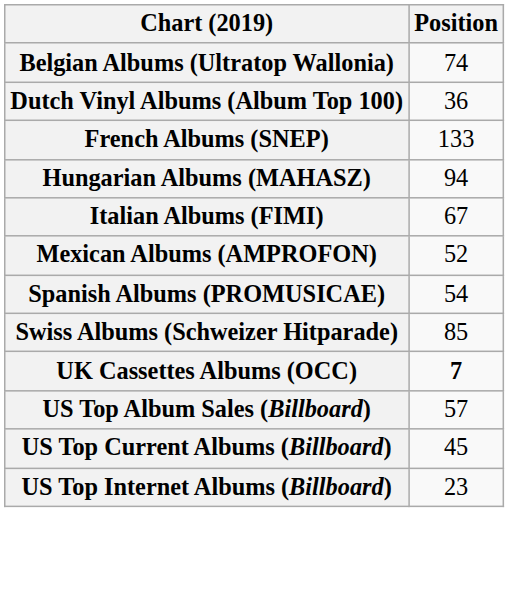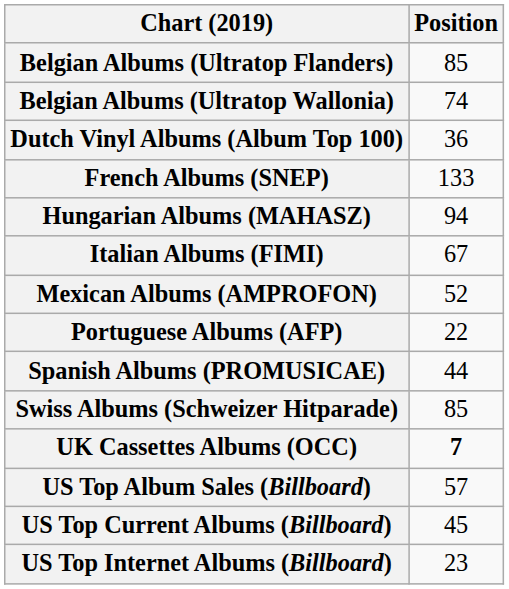+ row: (207, 62)
+ row: (207, 332)
(456, 293) 54 -> (456, 370) 44
